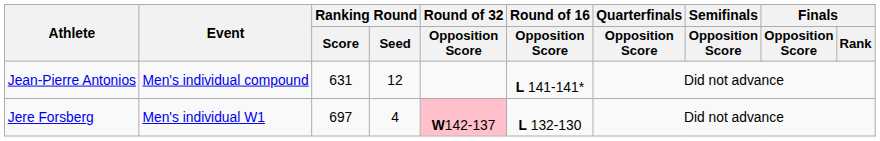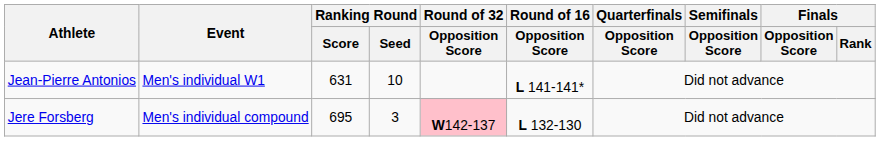(226, 80) Men's individual compound -> (204, 80) Men's individual W1
(395, 80) 12 -> (395, 80) 10
(204, 118) Men's individual W1 -> (226, 118) Men's individual compound
(341, 118) 697 -> (341, 118) 695
(395, 118) 4 -> (395, 118) 3
